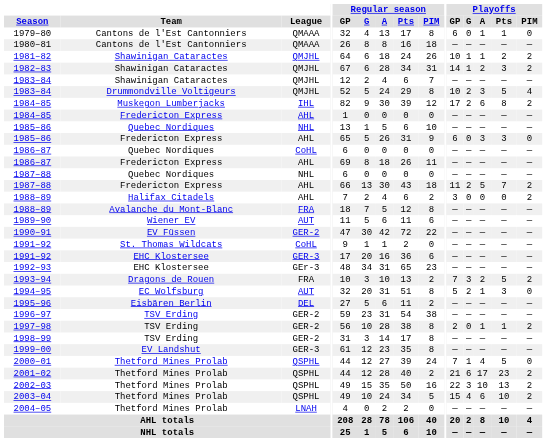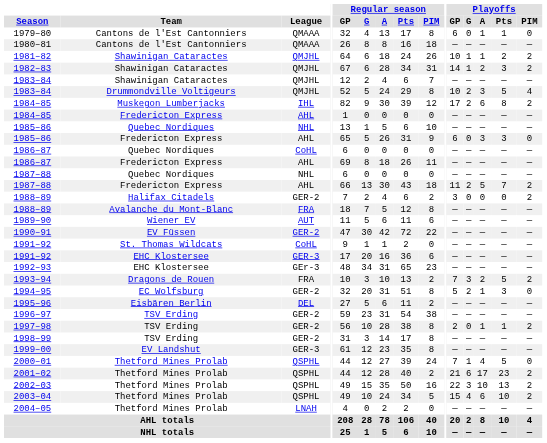(306, 198) AHL -> (306, 198) GER-2
(306, 291) AUT -> (306, 291) GER-2
